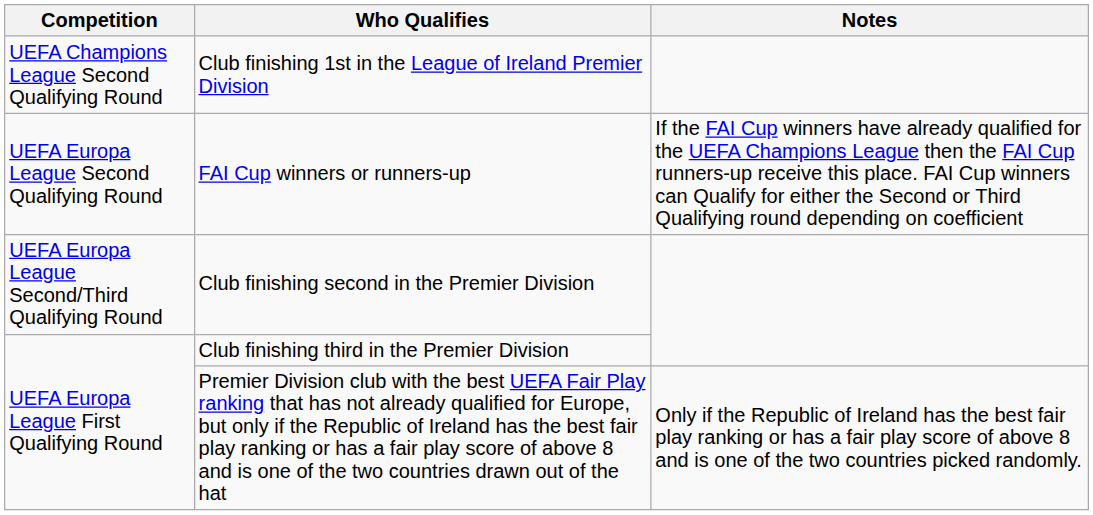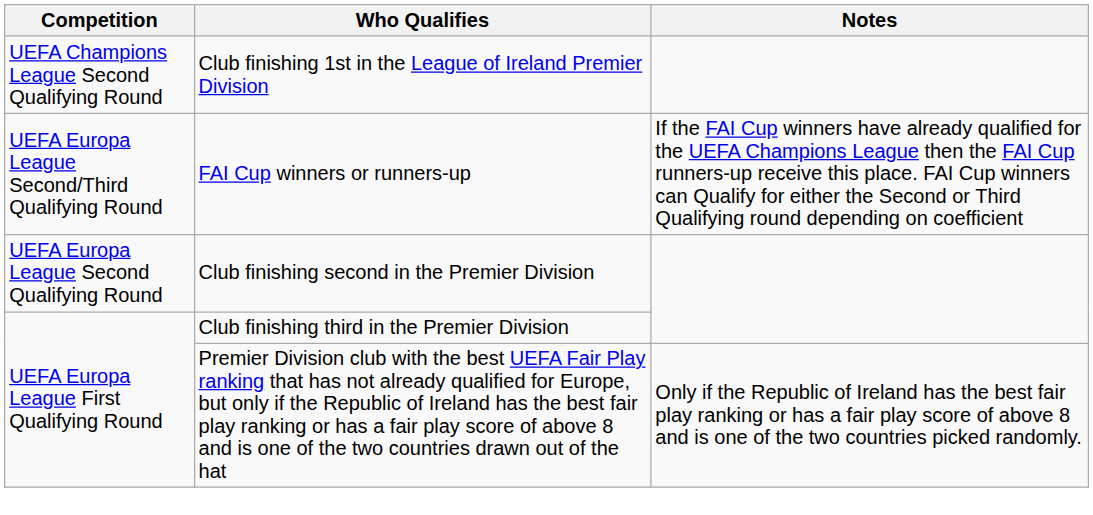(86, 173) UEFA Europa League Second Qualifying Round -> (86, 173) UEFA Europa League Second/Third Qualifying Round
(86, 284) UEFA Europa League Second/Third Qualifying Round -> (86, 273) UEFA Europa League Second Qualifying Round
